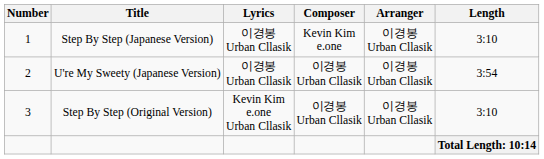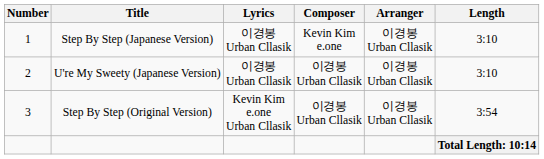(487, 73) 3:54 -> (487, 73) 3:10
(487, 113) 3:10 -> (487, 113) 3:54
